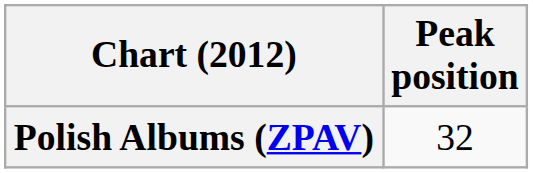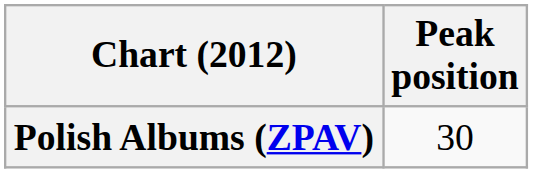(455, 136) 32 -> (455, 136) 30
